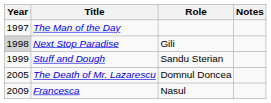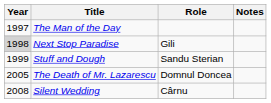+ row: (67, 91)
- row: (56, 91)
